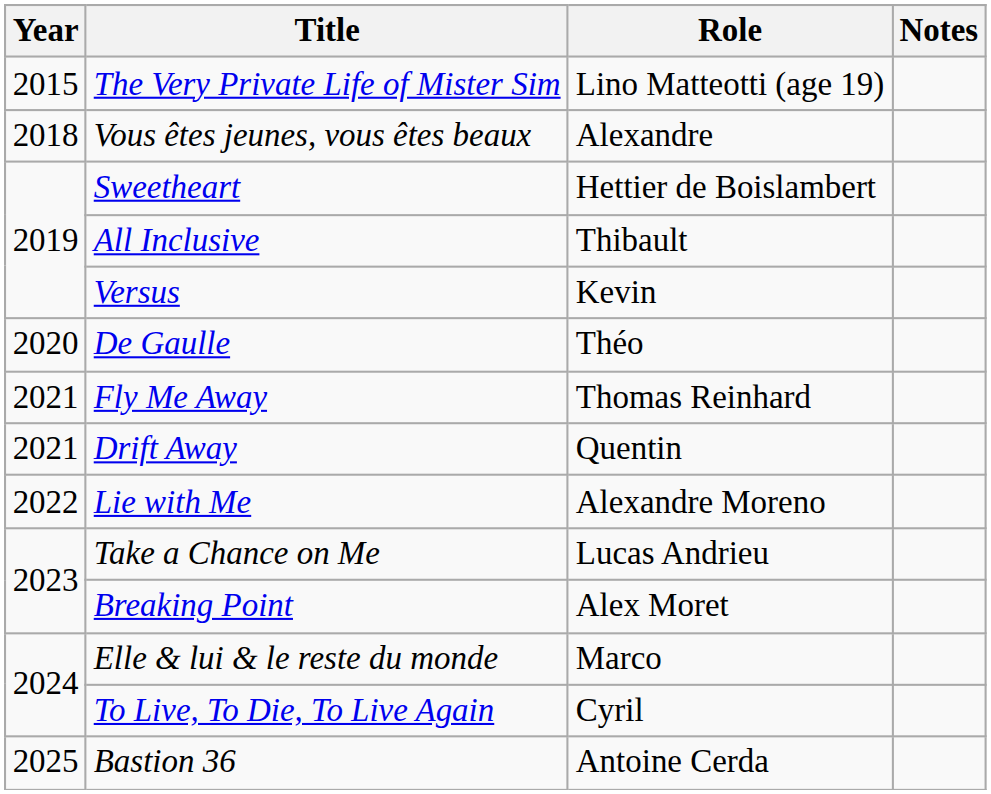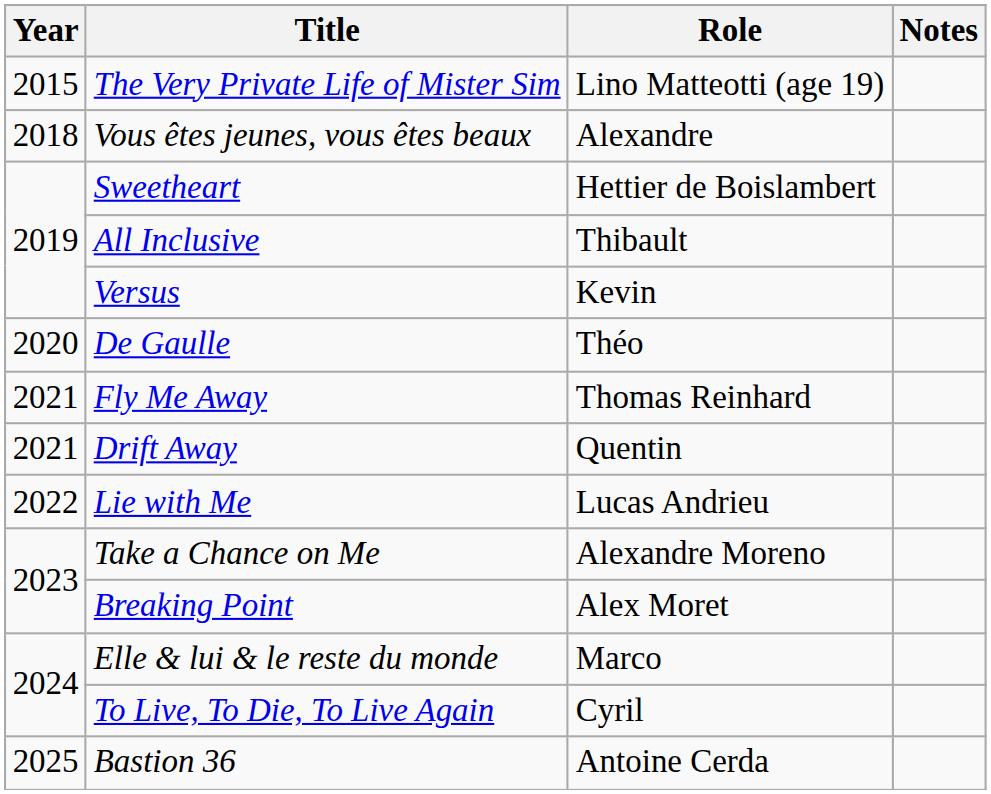(701, 501) Alexandre Moreno -> (672, 501) Lucas Andrieu
(672, 553) Lucas Andrieu -> (701, 553) Alexandre Moreno
